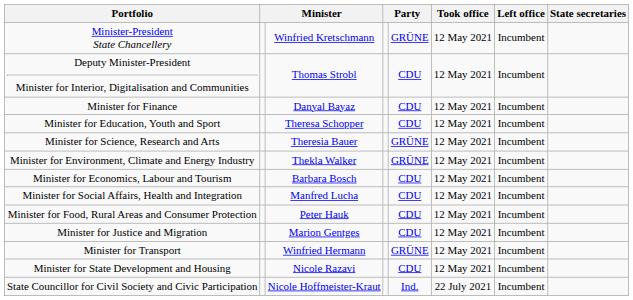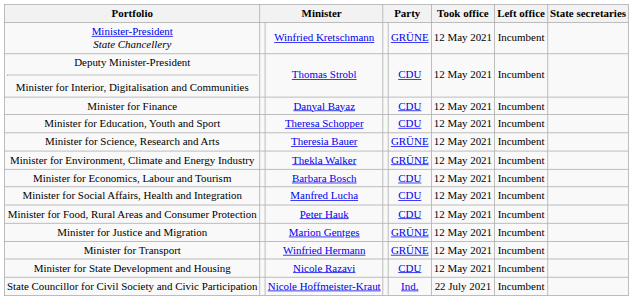(410, 232) CDU -> (410, 232) GRÜNE
